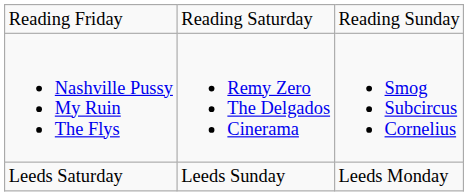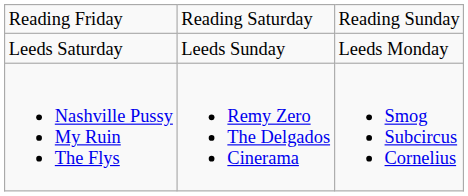rows swapped: (66, 176) <-> (91, 108)
